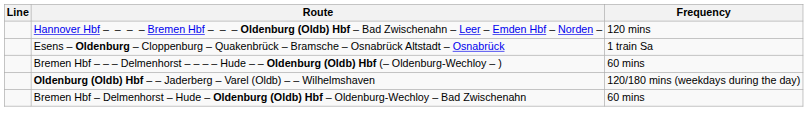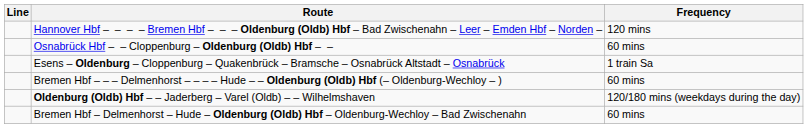+ row: (183, 47)
